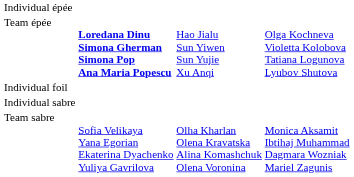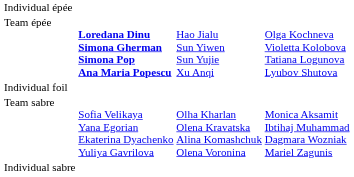rows swapped: (40, 102) <-> (29, 117)
